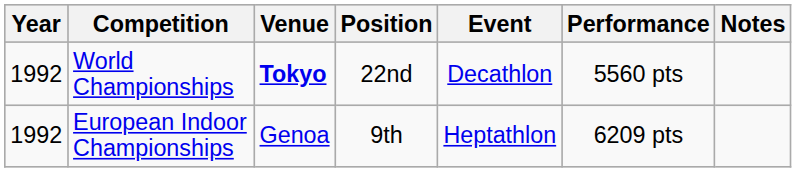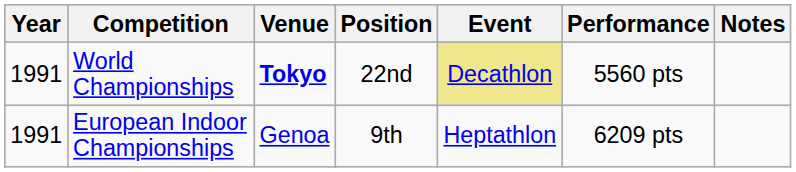(36, 73) 1992 -> (36, 73) 1991
(500, 73) no background -> (500, 73) khaki background
(36, 136) 1992 -> (36, 136) 1991
